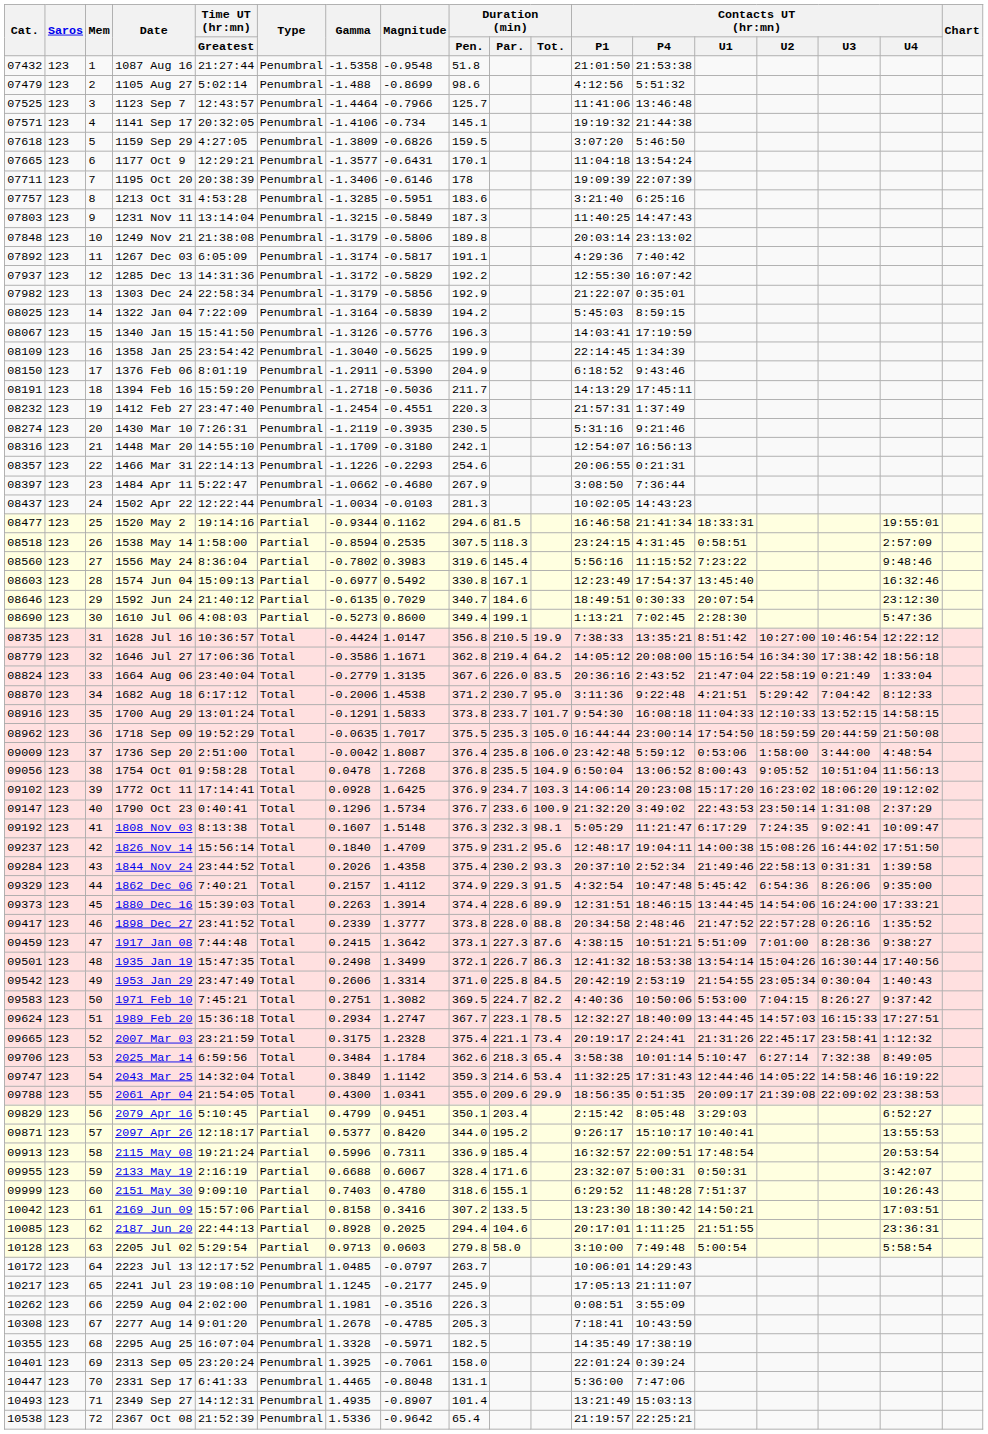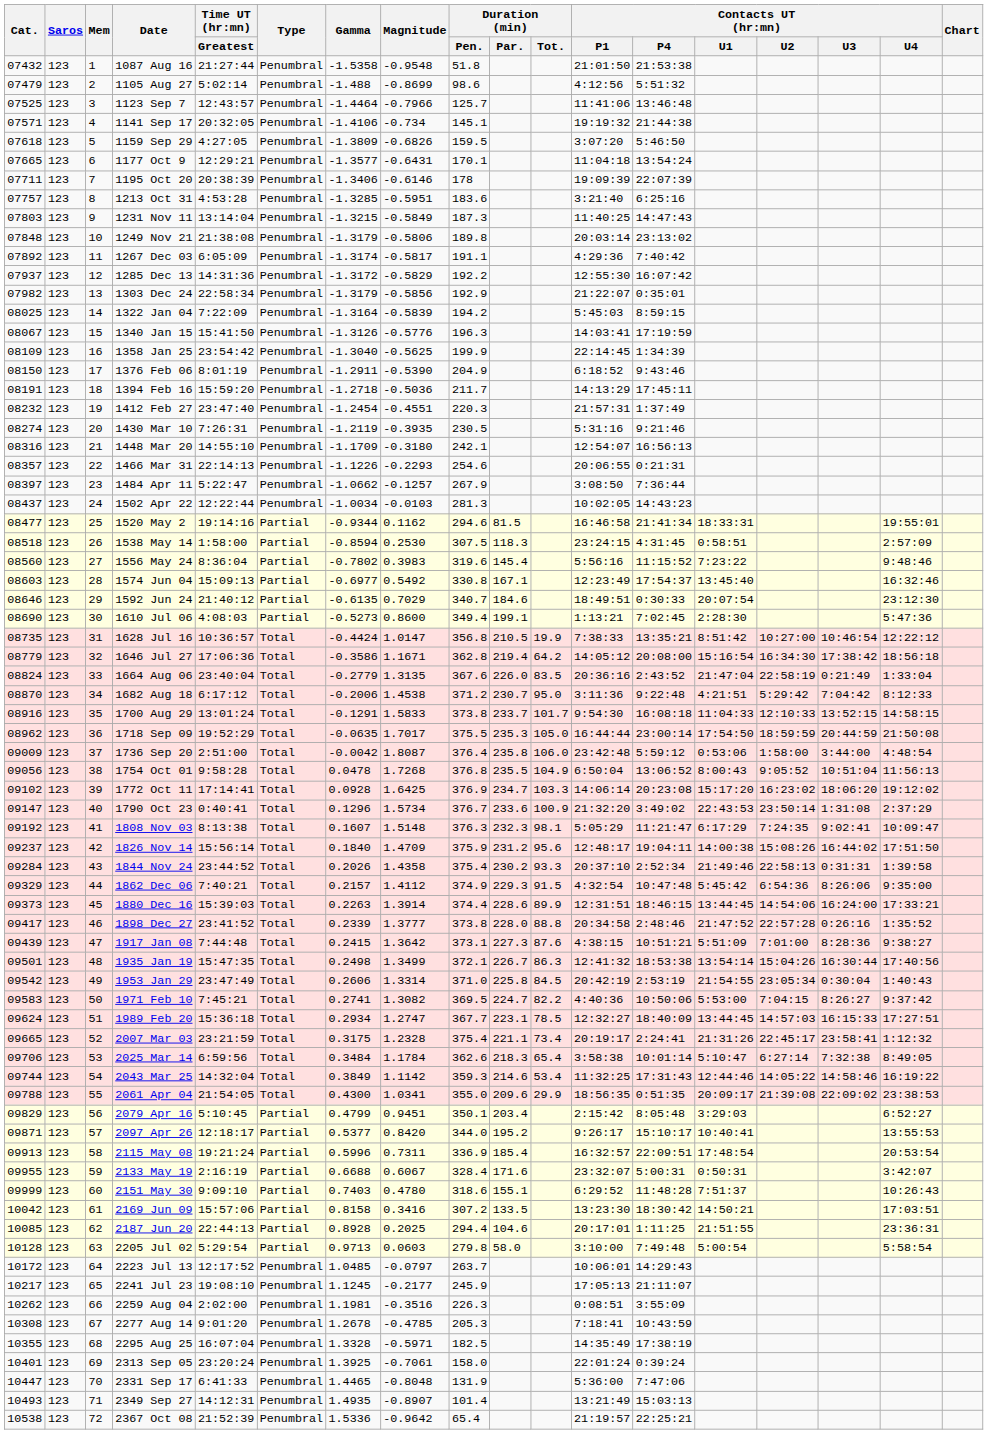(408, 485) -0.4680 -> (408, 485) -0.1257
(404, 542) 0.2535 -> (404, 542) 0.2530
(25, 943) 09459 -> (25, 943) 09439
(350, 1000) 0.2751 -> (350, 1000) 0.2741
(25, 1076) 09747 -> (25, 1076) 09744
(470, 1381) 131.1 -> (470, 1381) 131.9
